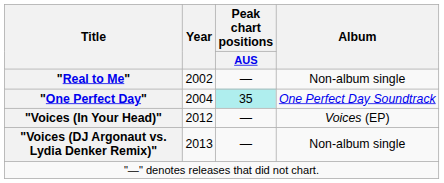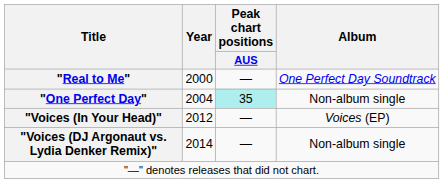(199, 79) 2002 -> (199, 79) 2000
(357, 79) Non-album single -> (357, 79) One Perfect Day Soundtrack
(357, 98) One Perfect Day Soundtrack -> (357, 98) Non-album single
(199, 144) 2013 -> (199, 144) 2014
